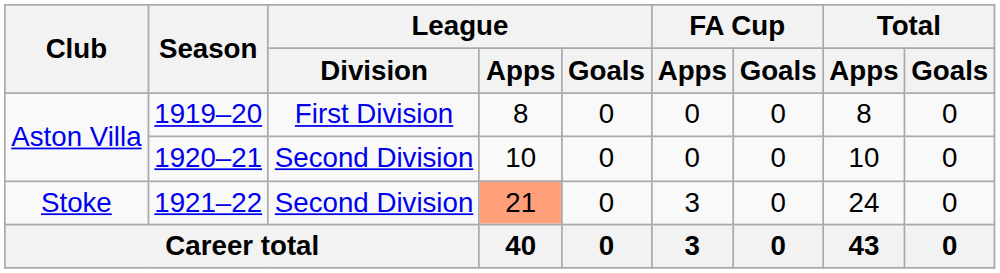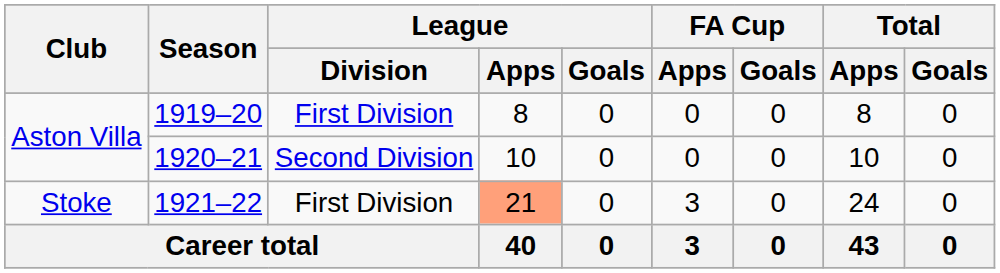(374, 202) Second Division -> (374, 202) First Division
